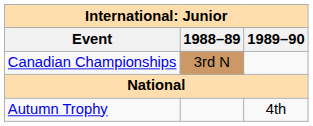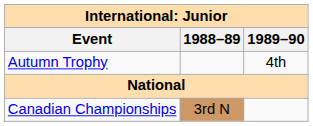rows swapped: (58, 109) <-> (92, 62)
